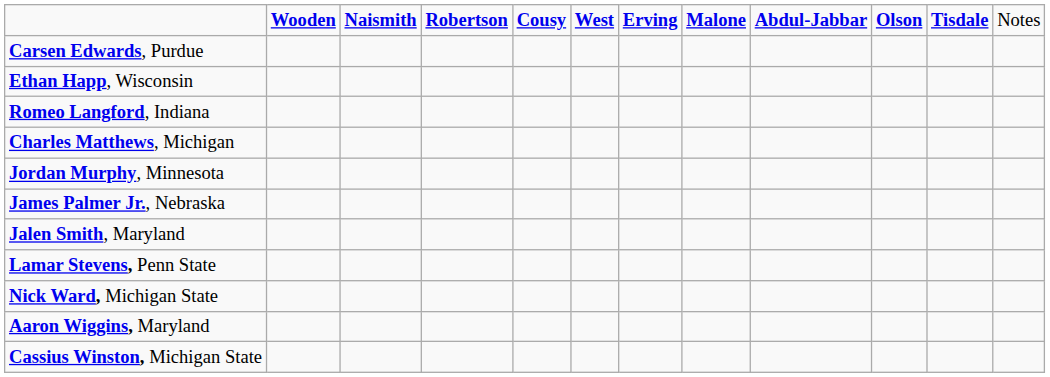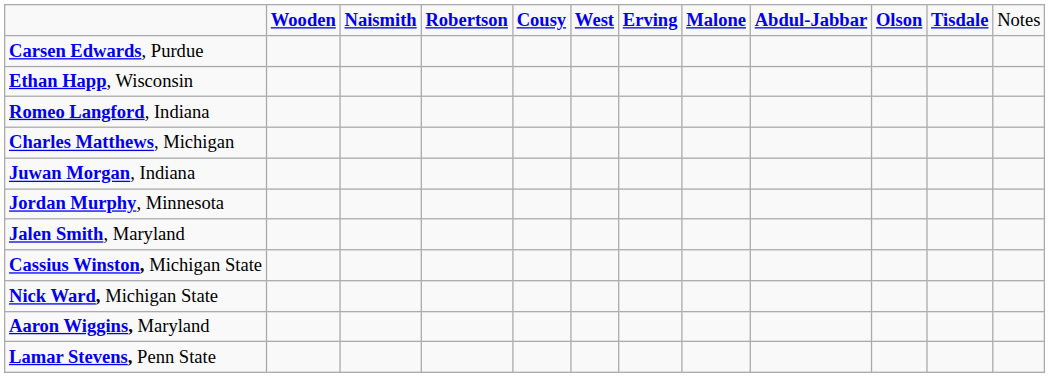+ row: (102, 173)
- row: (117, 204)
rows swapped: (112, 265) <-> (136, 357)
